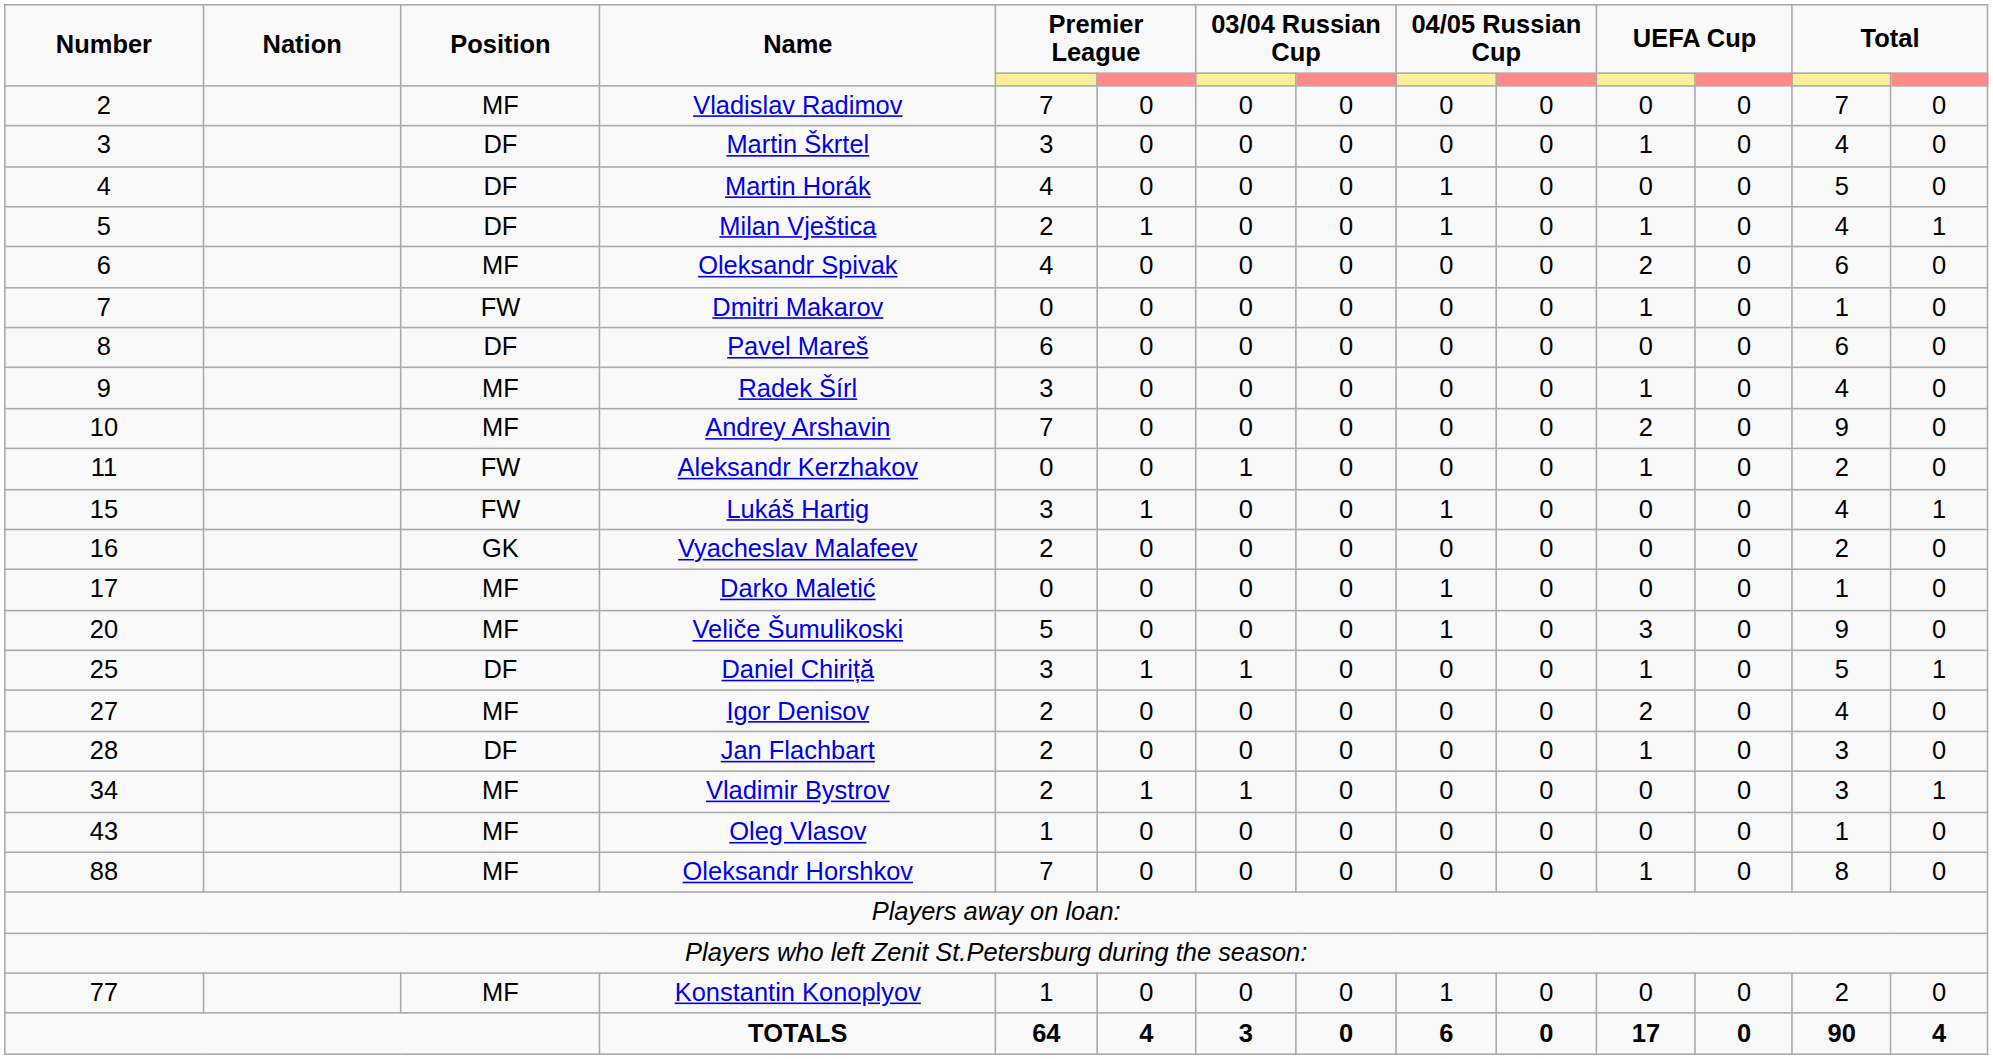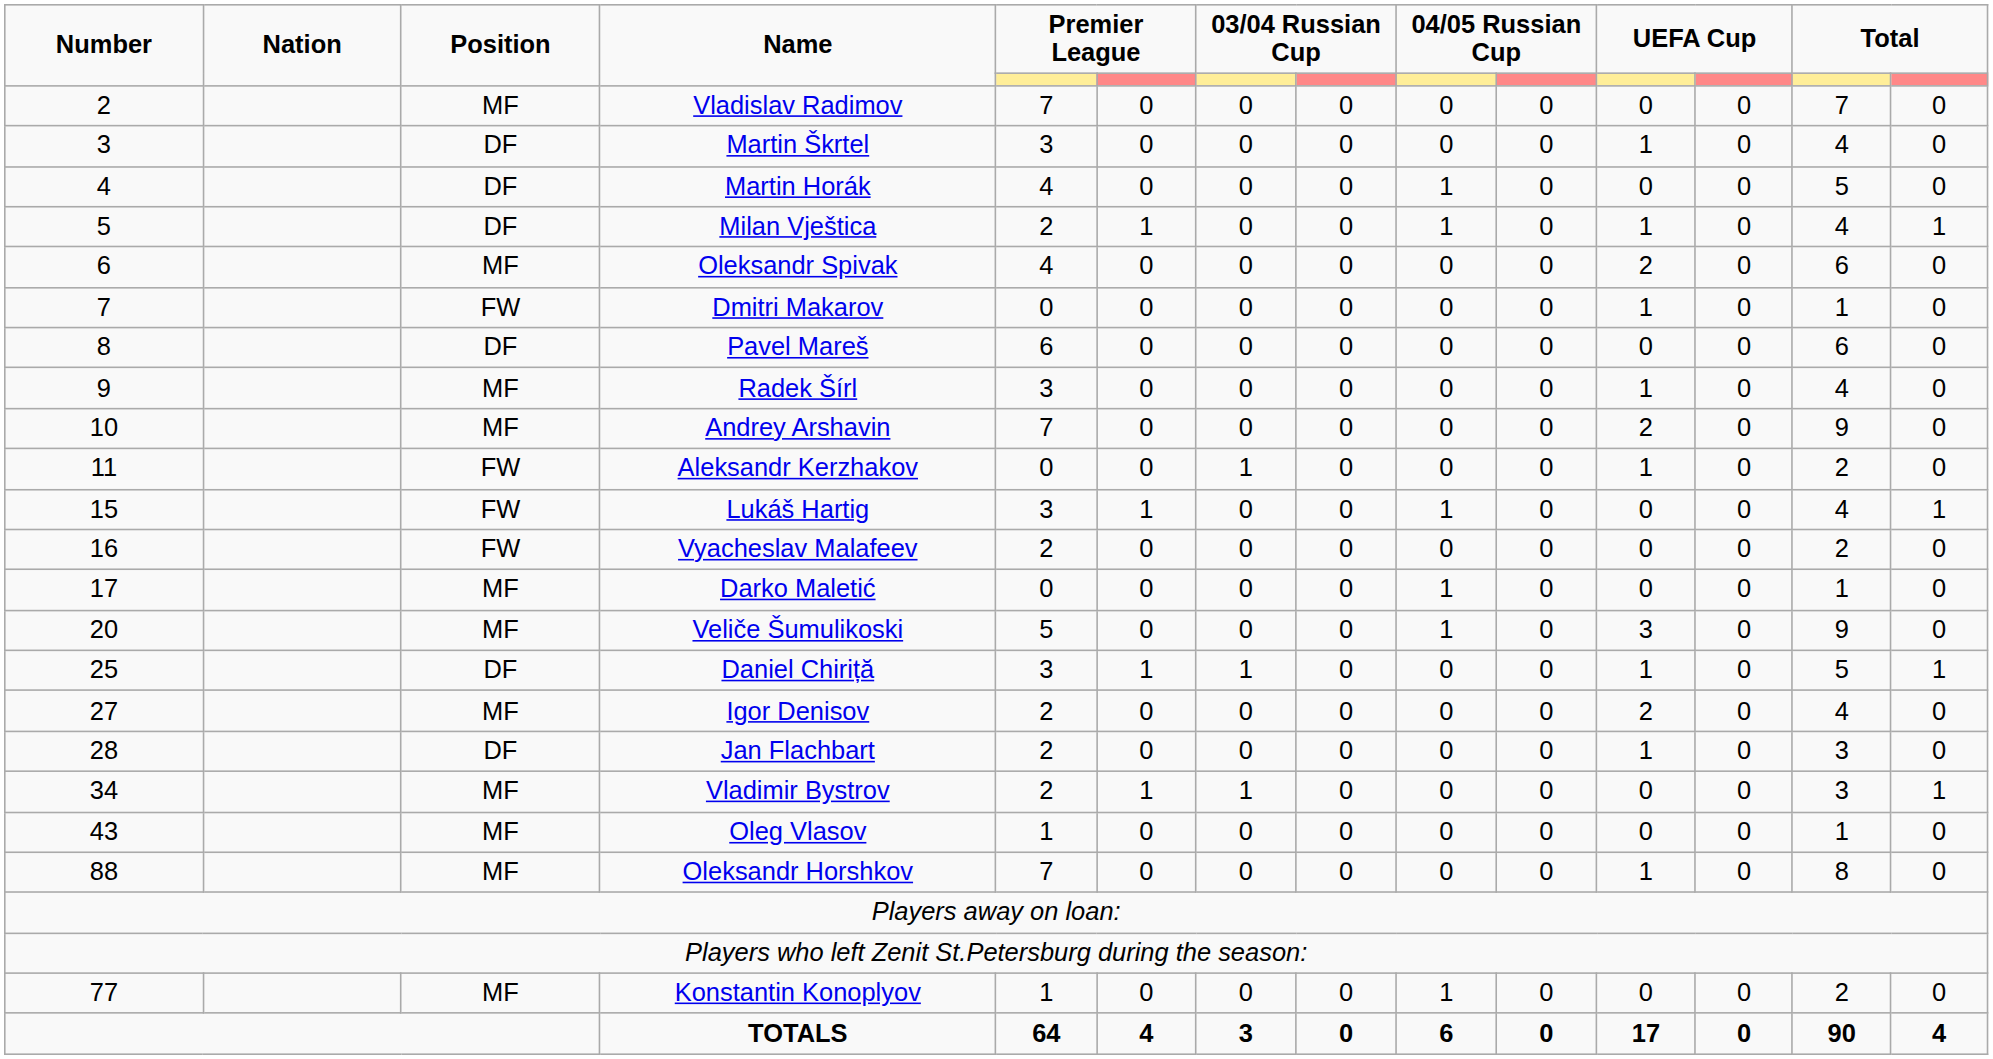(500, 549) GK -> (500, 549) FW
